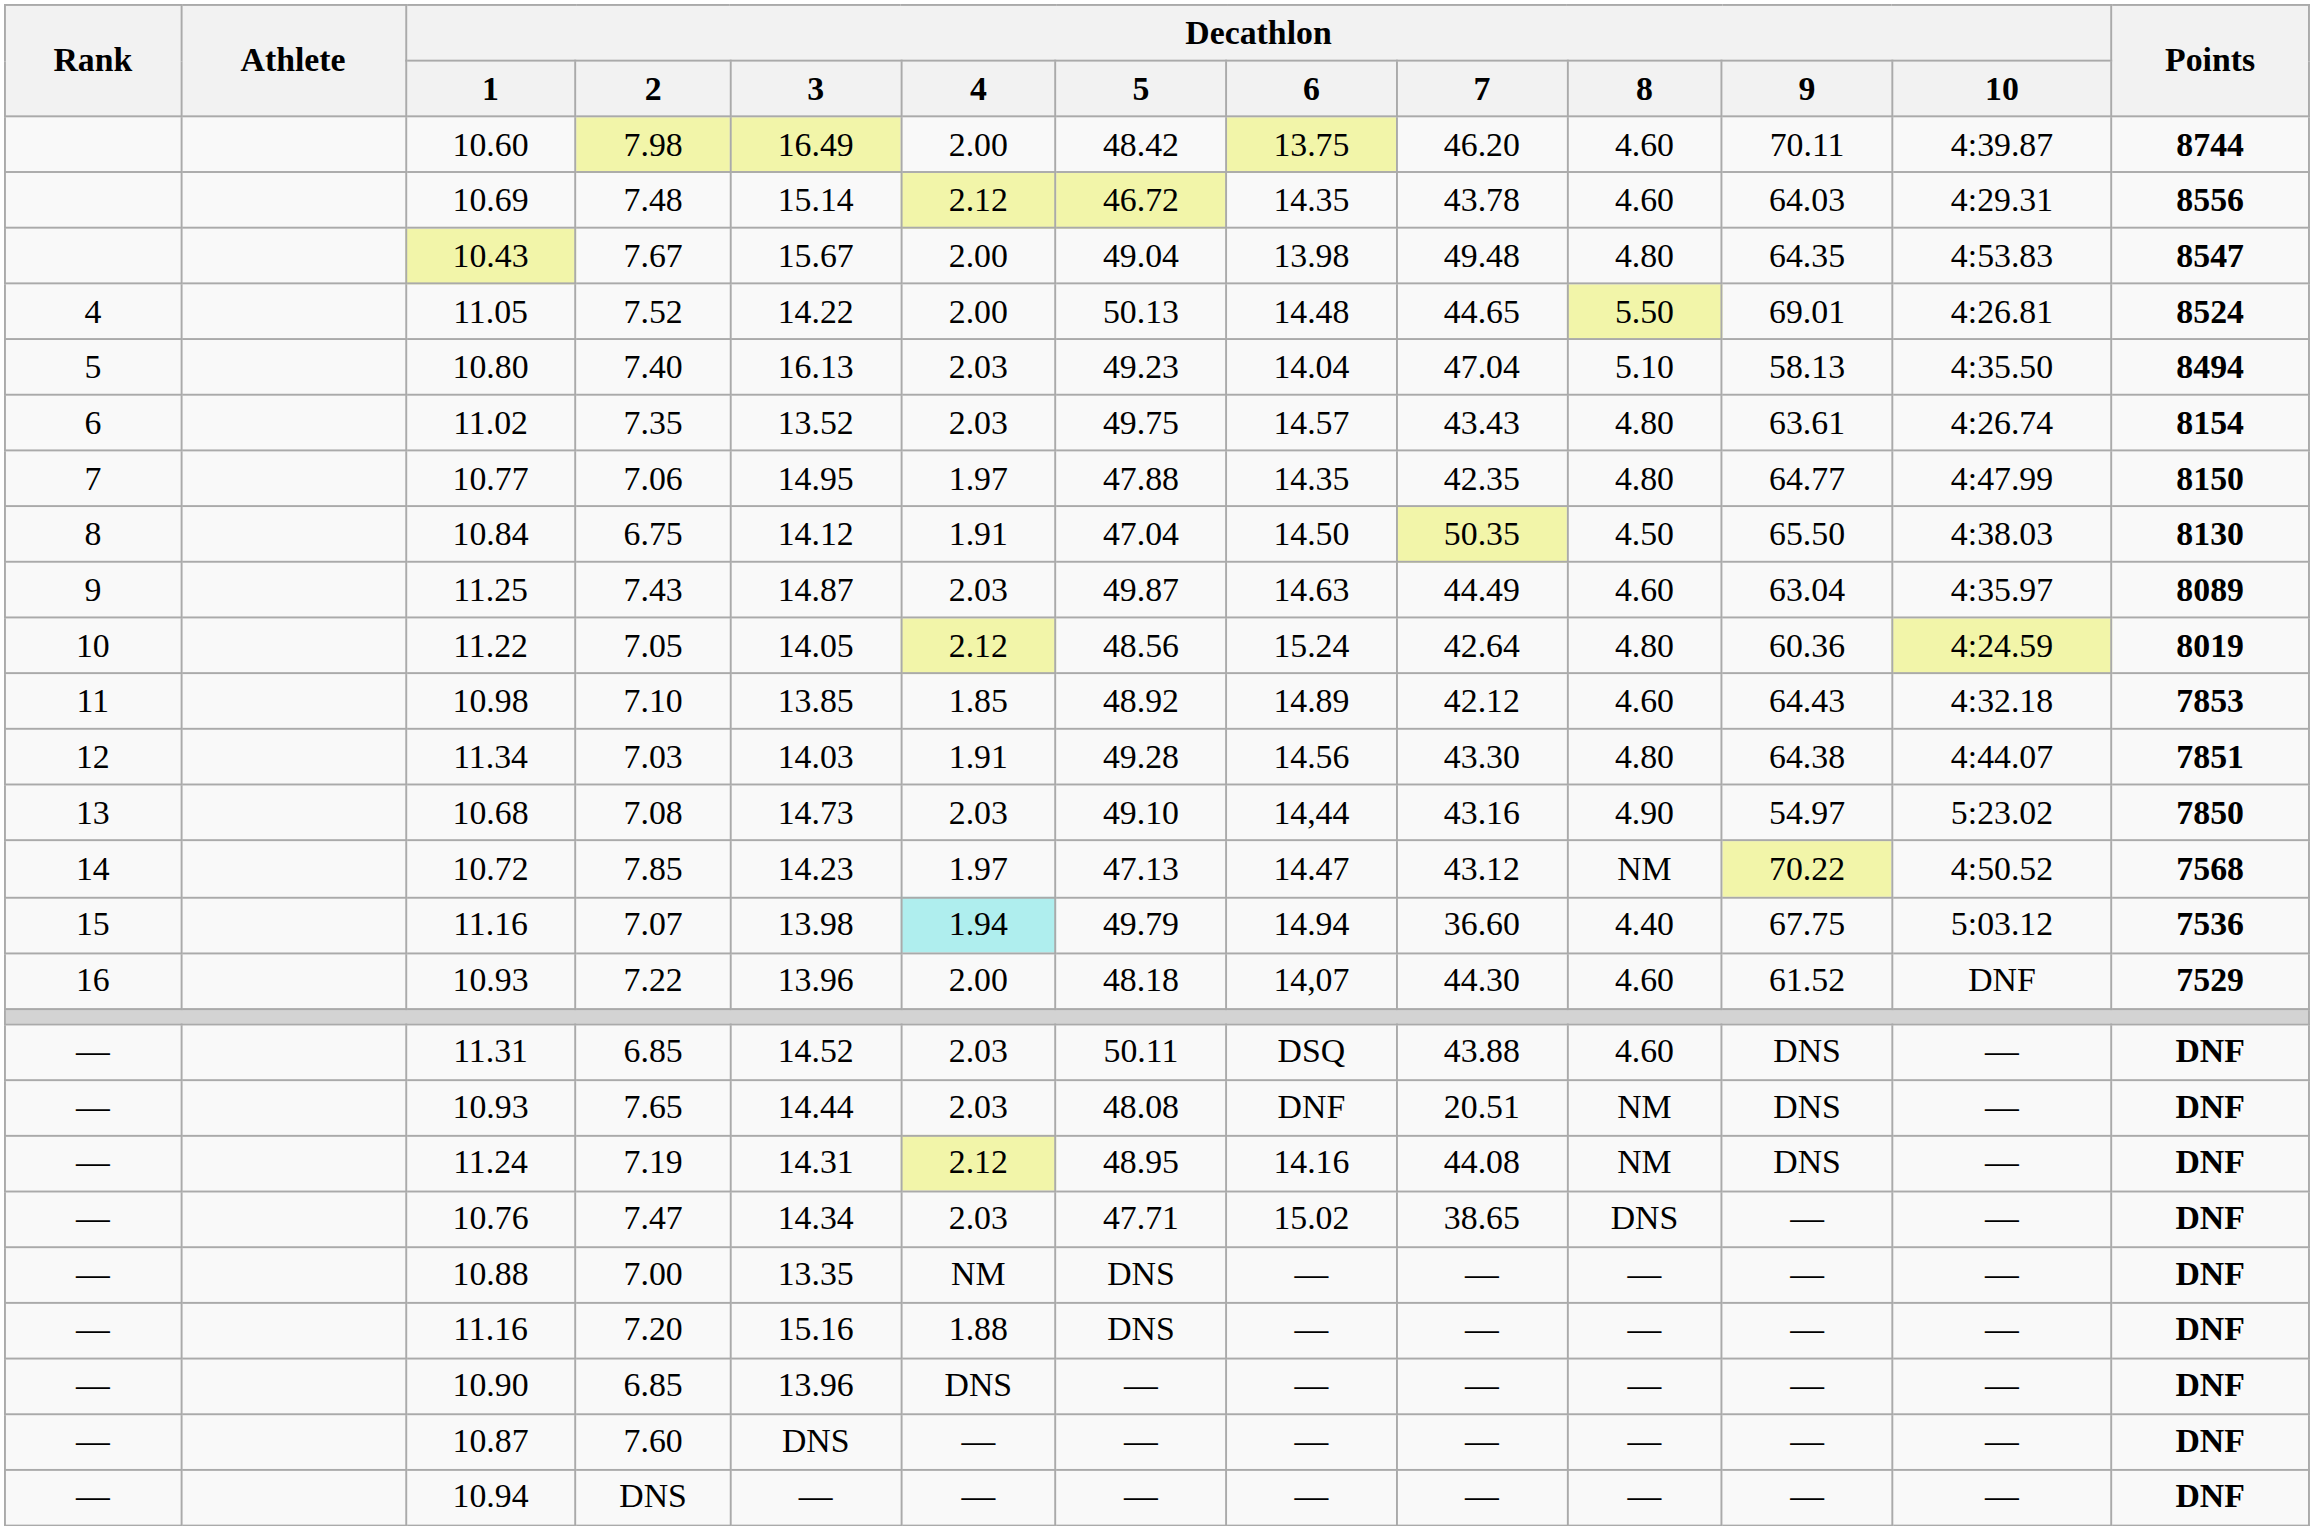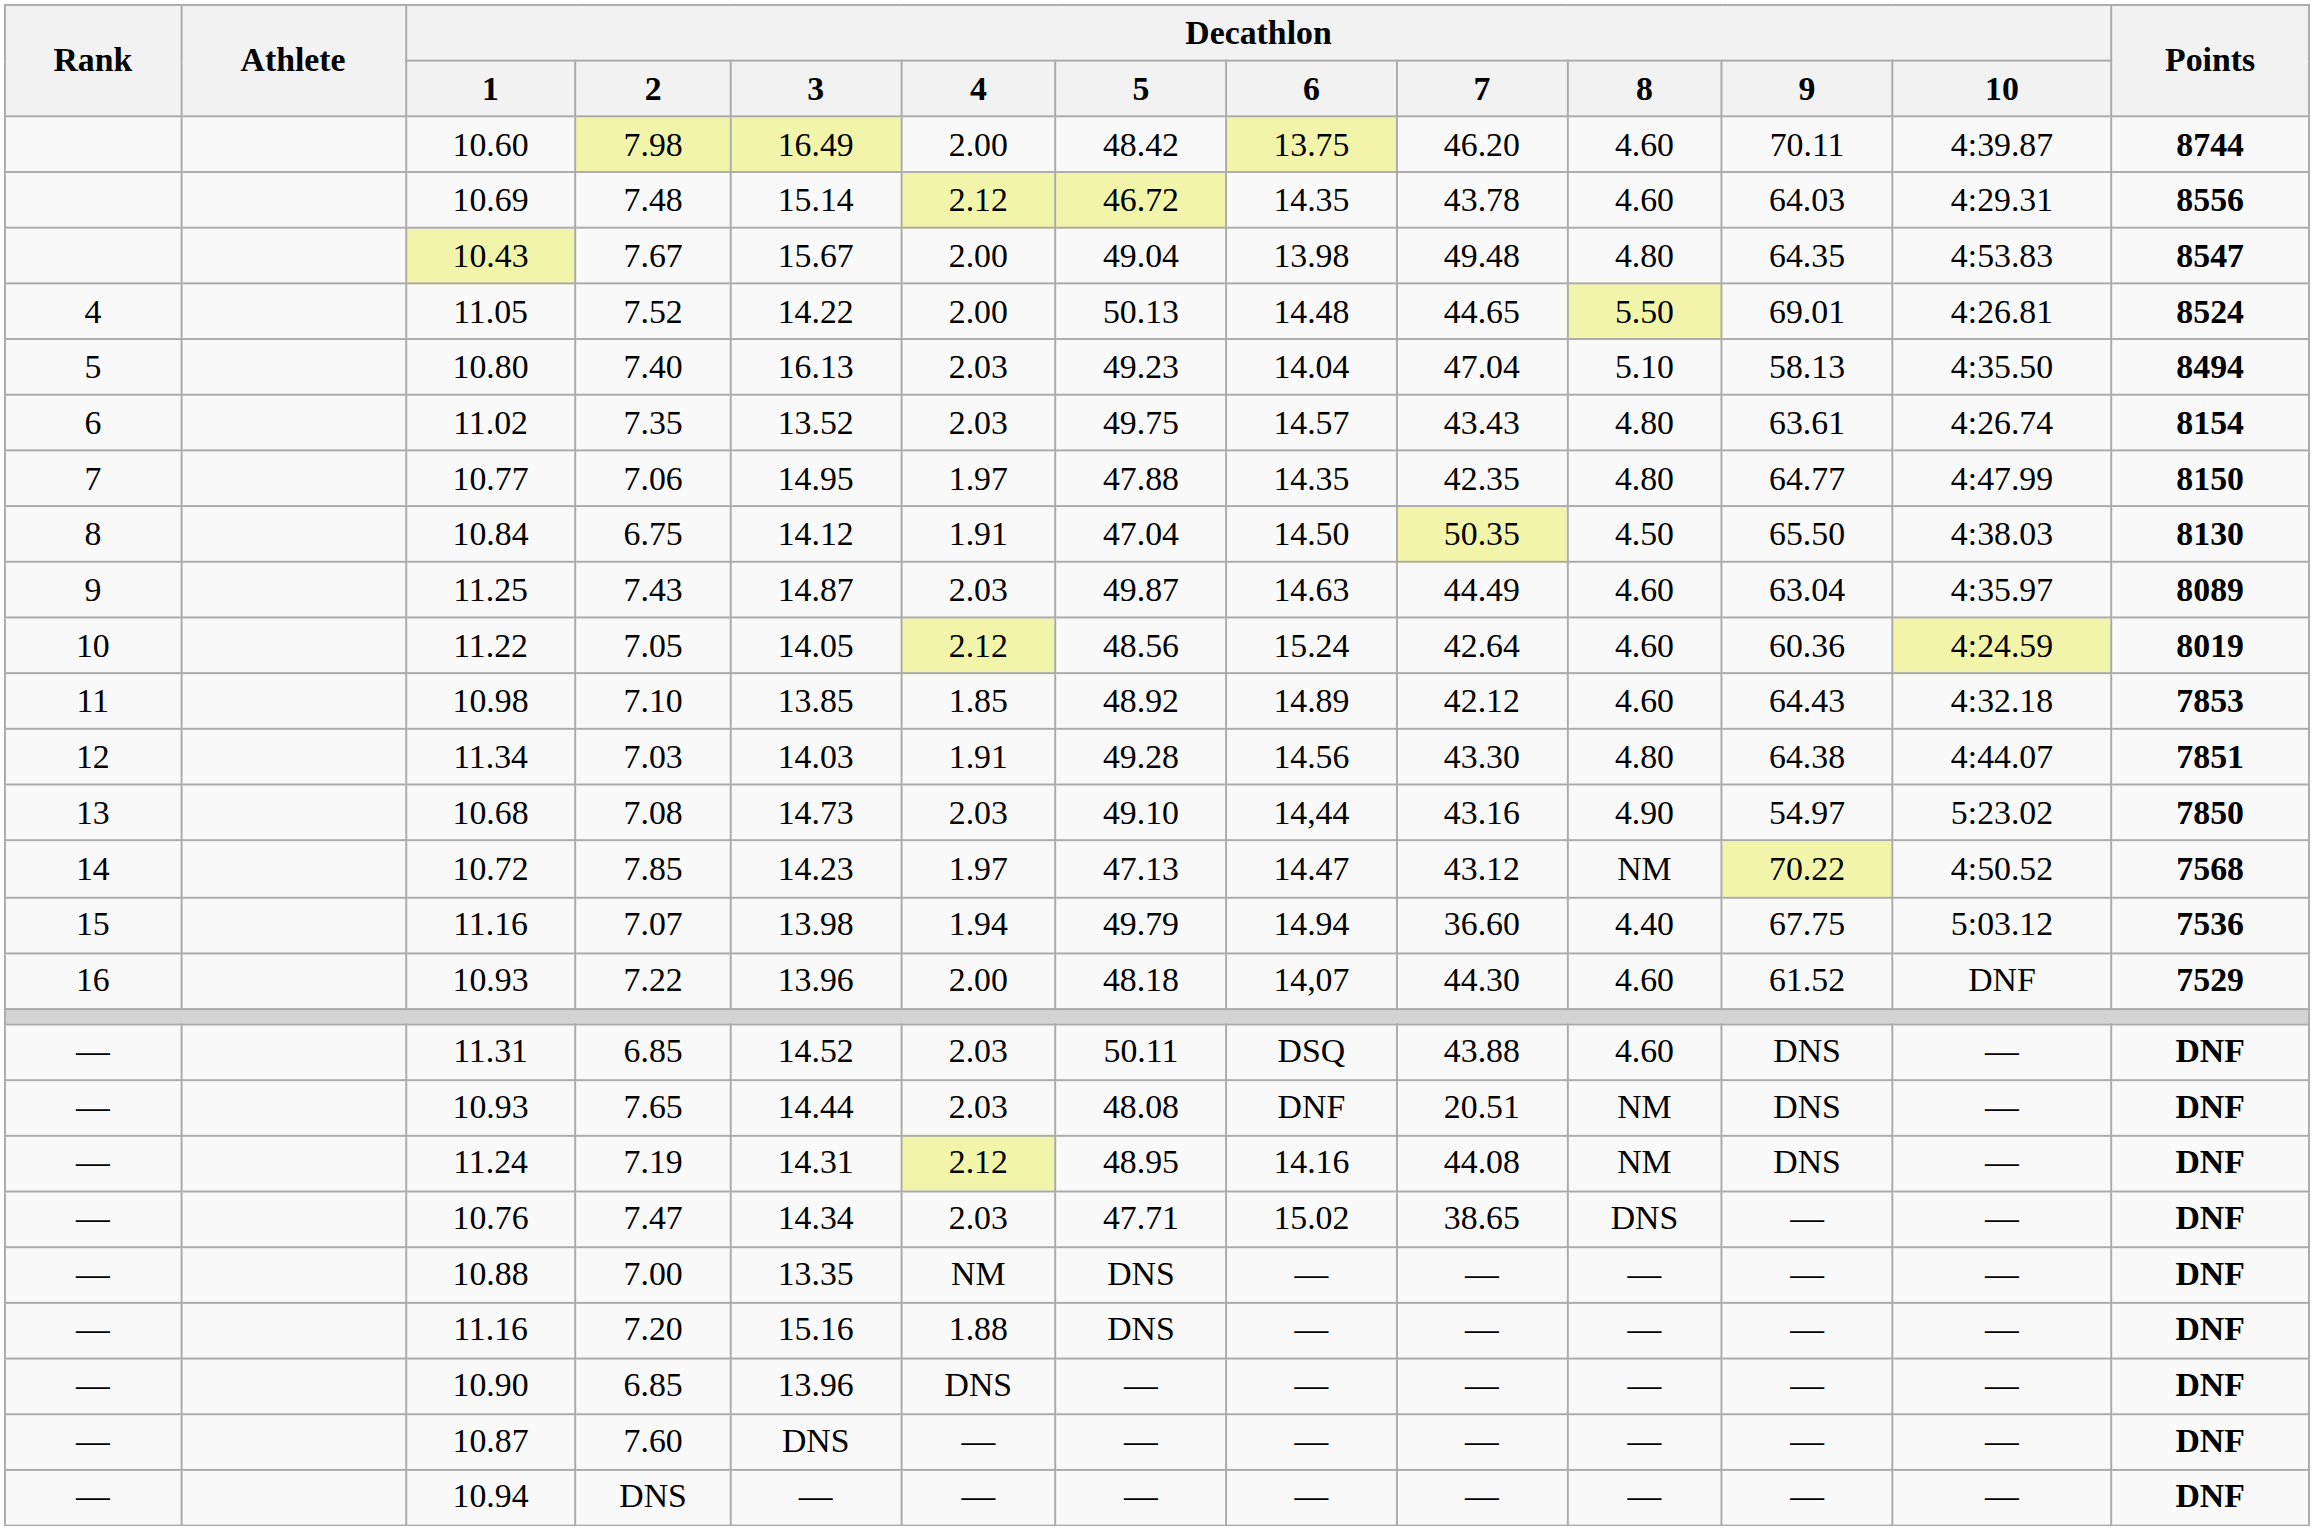(1644, 645) 4.80 -> (1644, 645) 4.60
(978, 923) paleturquoise background -> (978, 923) no background
